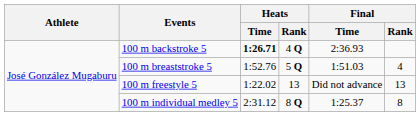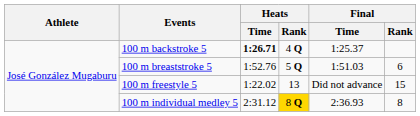(347, 49) 2:36.93 -> (347, 49) 1:25.37
(400, 67) 4 -> (400, 67) 6
(400, 85) 13 -> (400, 85) 15
(294, 102) no background -> (294, 102) gold background
(347, 102) 1:25.37 -> (347, 102) 2:36.93
